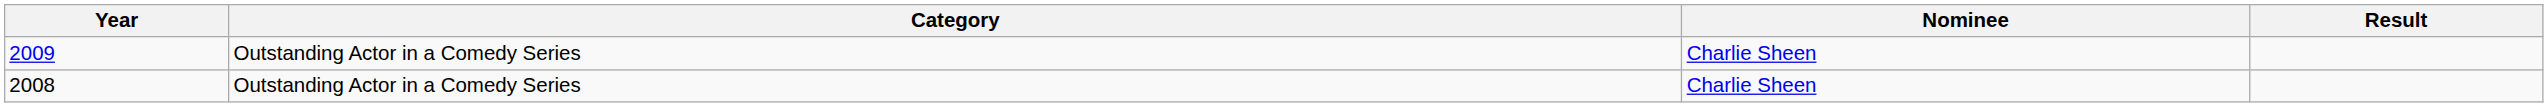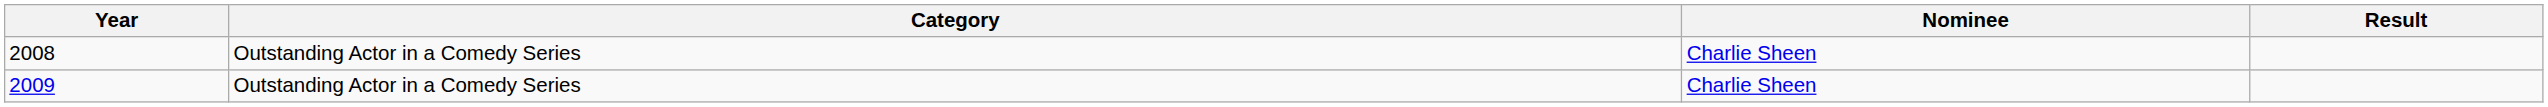rows swapped: (32, 85) <-> (32, 53)
